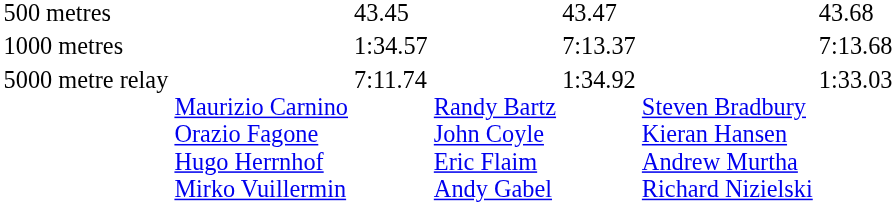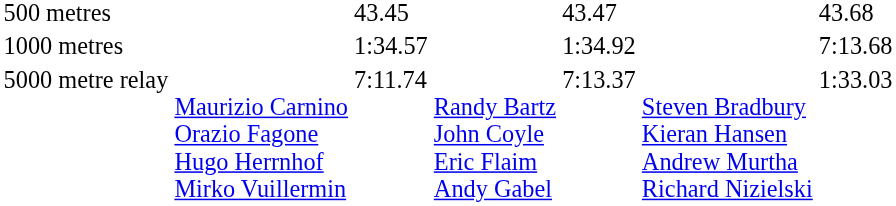(599, 46) 7:13.37 -> (599, 46) 1:34.92
(599, 79) 1:34.92 -> (599, 79) 7:13.37
